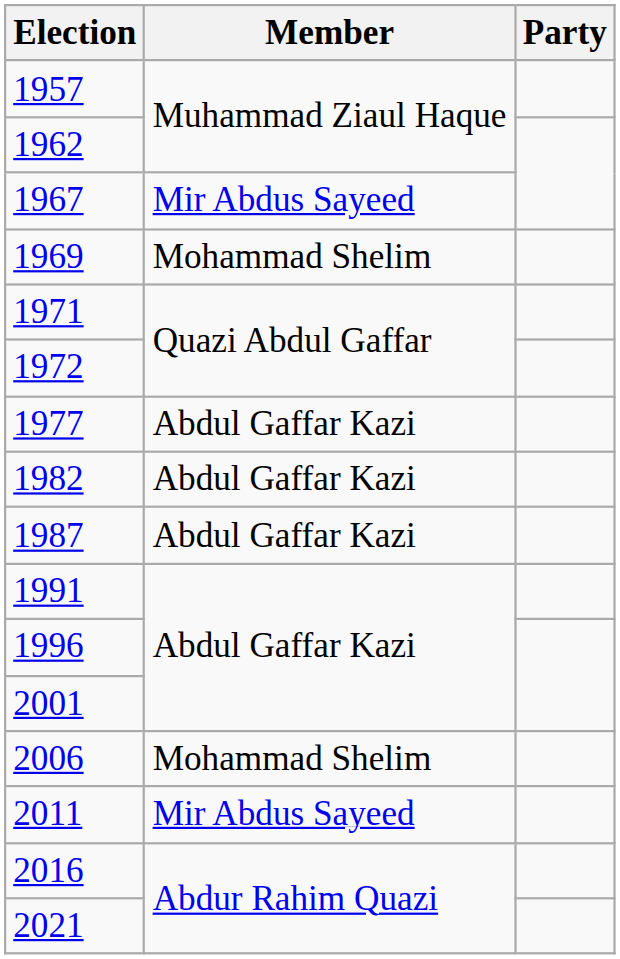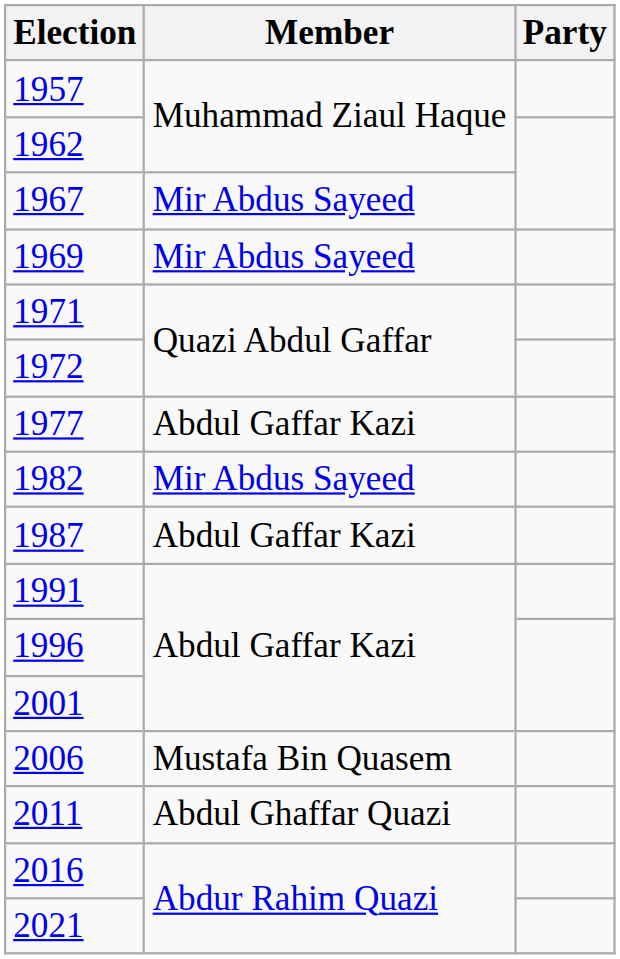(292, 255) Mohammad Shelim -> (284, 255) Mir Abdus Sayeed
(284, 479) Abdul Gaffar Kazi -> (284, 479) Mir Abdus Sayeed
(292, 758) Mohammad Shelim -> (302, 758) Mustafa Bin Quasem
(284, 813) Mir Abdus Sayeed -> (302, 813) Abdul Ghaffar Quazi
